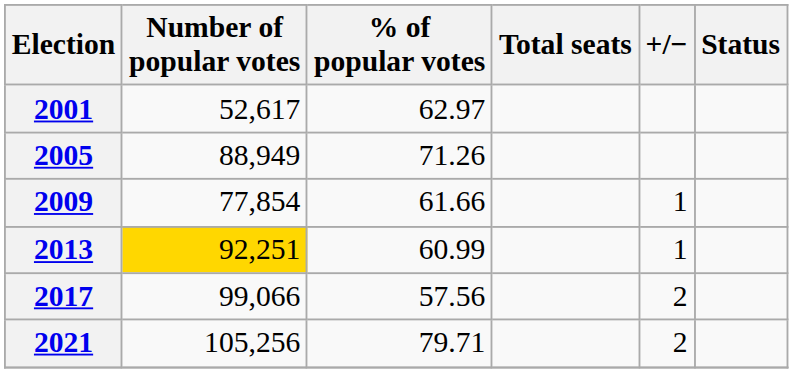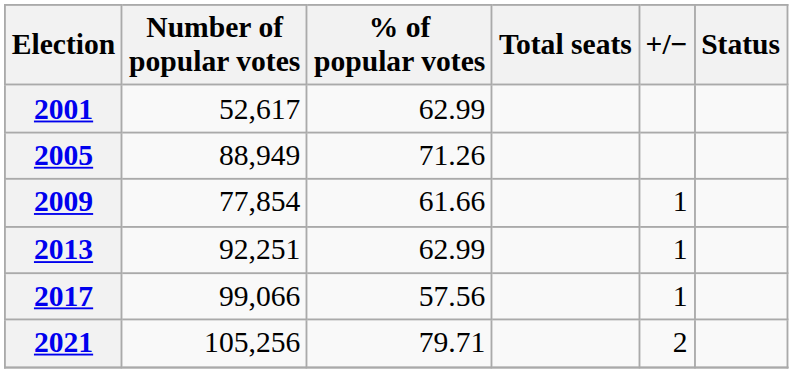(452, 108) 62.97 -> (452, 108) 62.99
(260, 249) gold background -> (260, 249) no background
(452, 249) 60.99 -> (452, 249) 62.99
(680, 295) 2 -> (680, 295) 1
